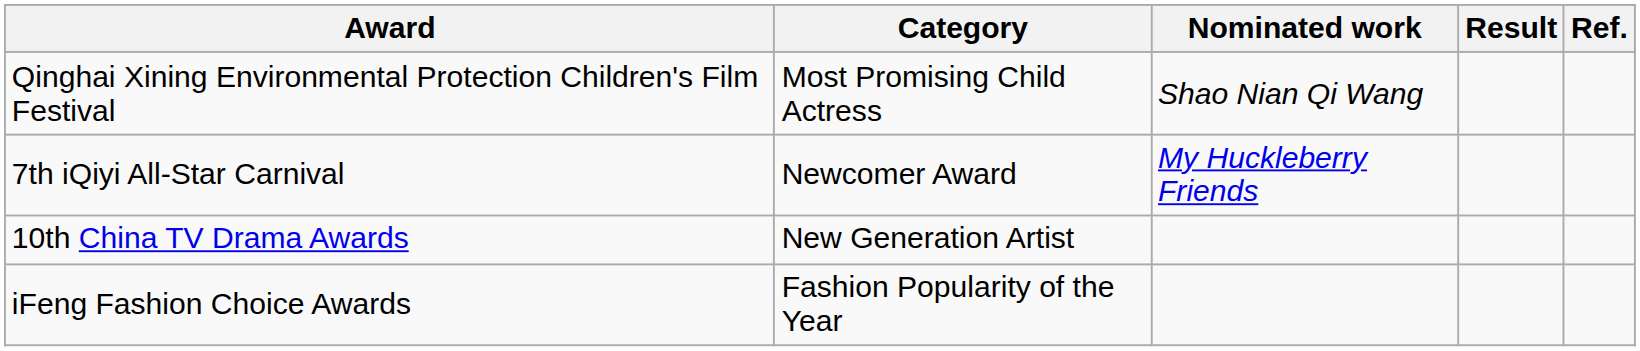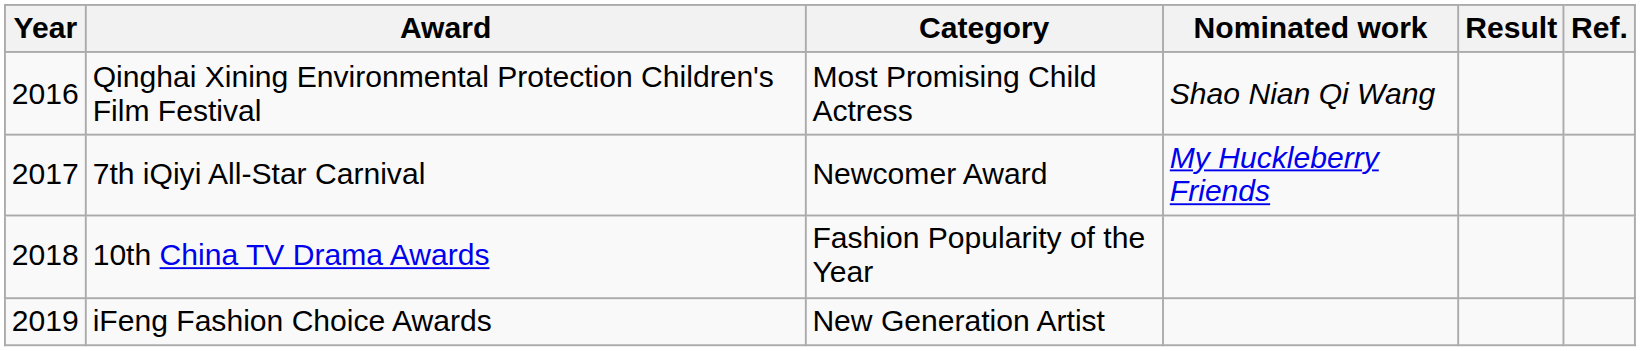+ column: (45, 28)
(928, 239) New Generation Artist -> (979, 256) Fashion Popularity of the Year
(948, 303) Fashion Popularity of the Year -> (959, 320) New Generation Artist
